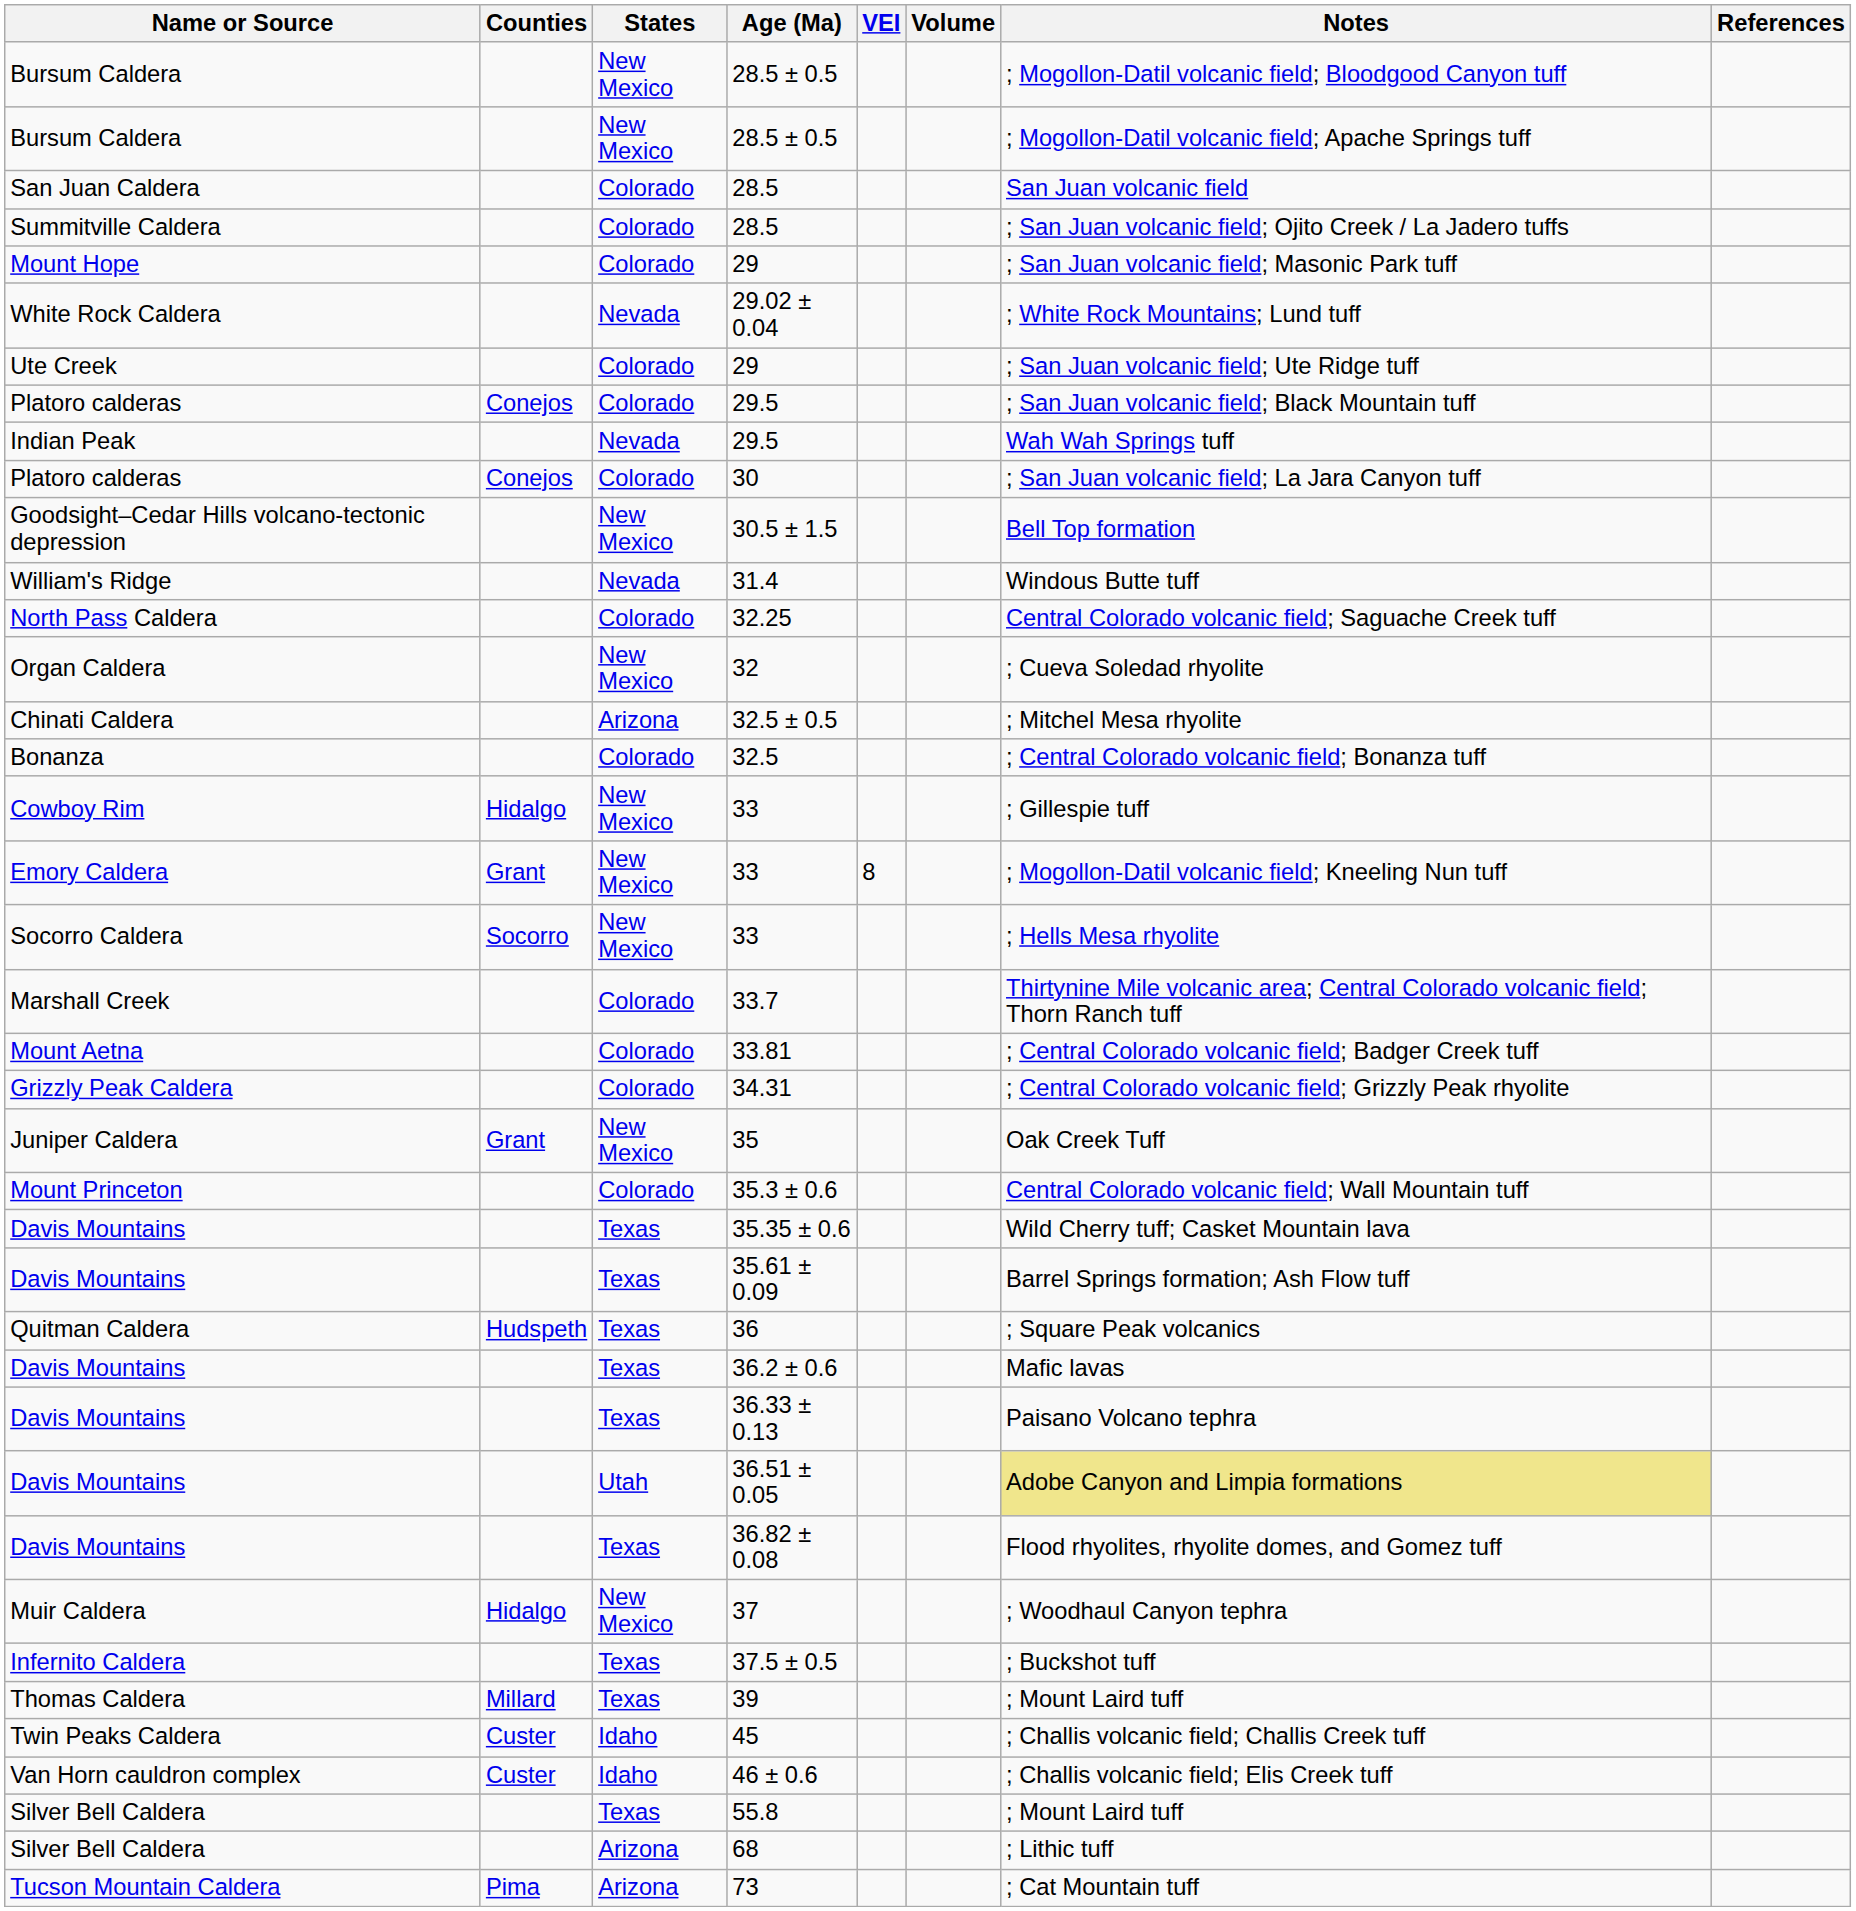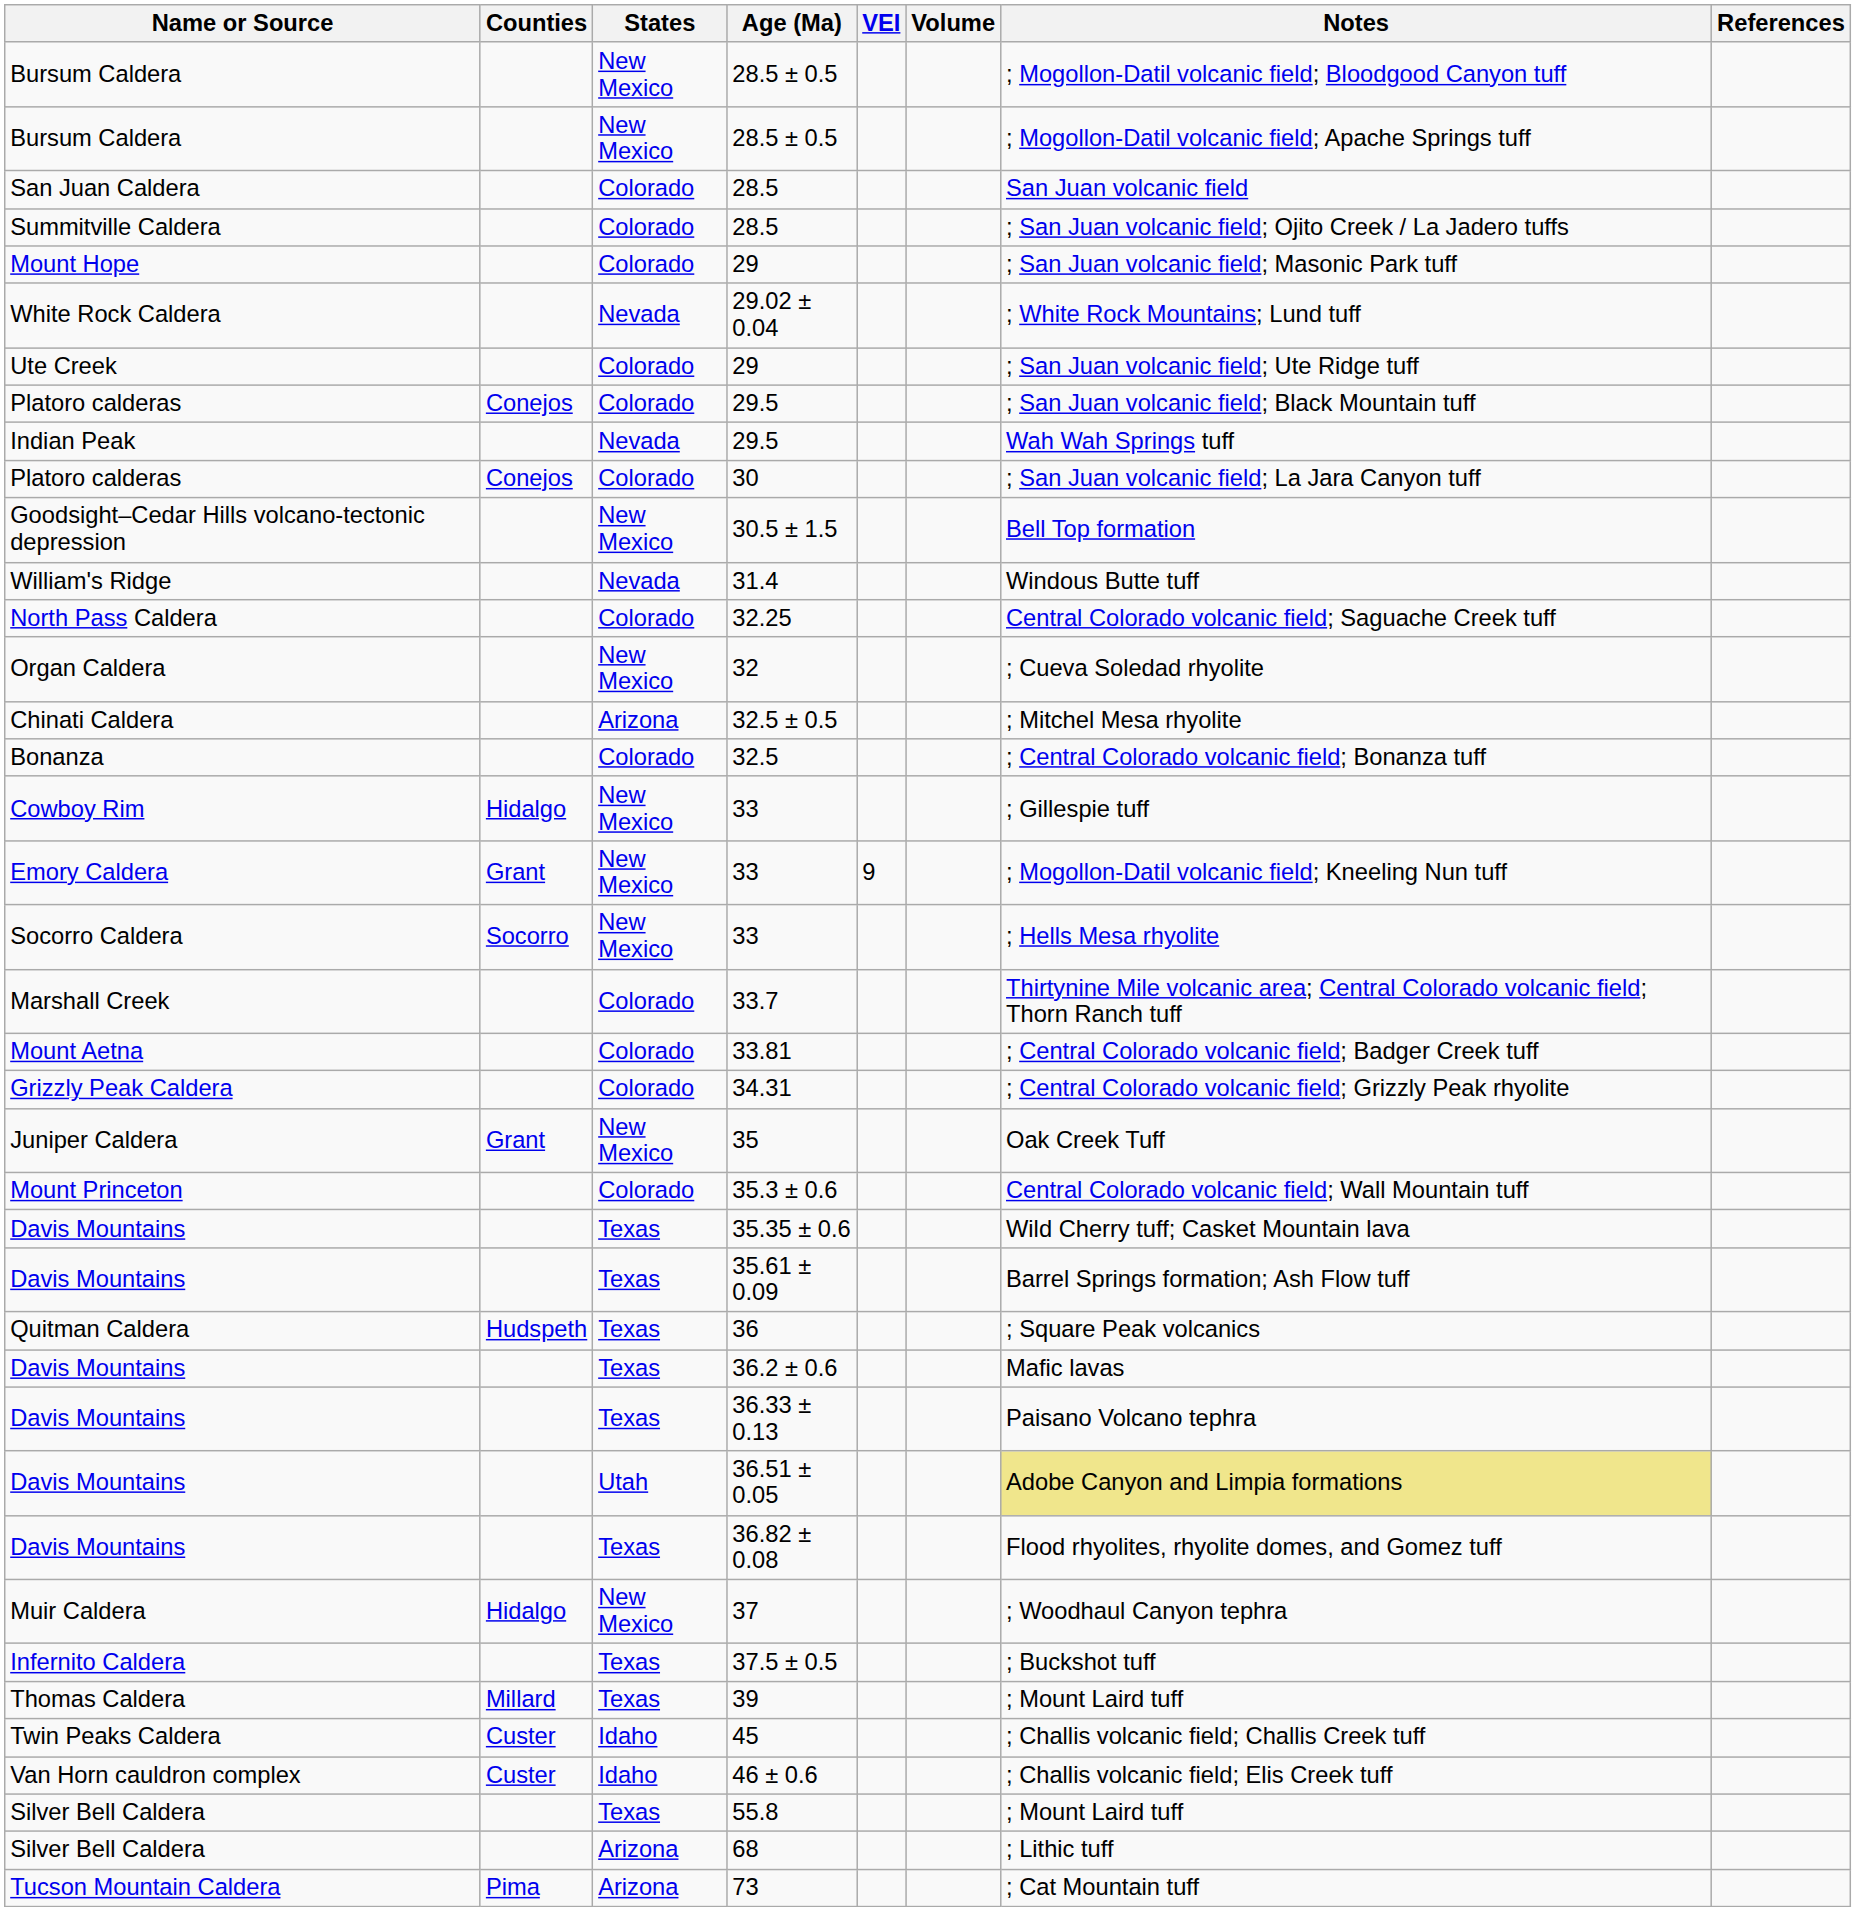(869, 872) 8 -> (869, 872) 9
